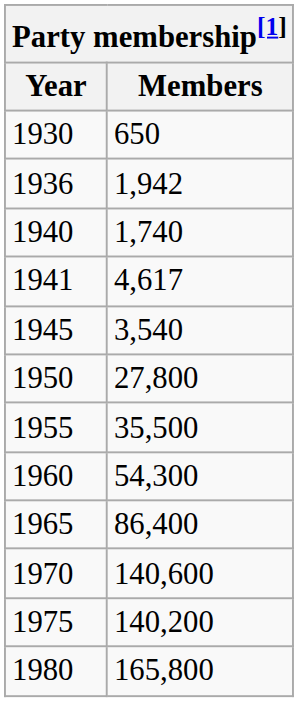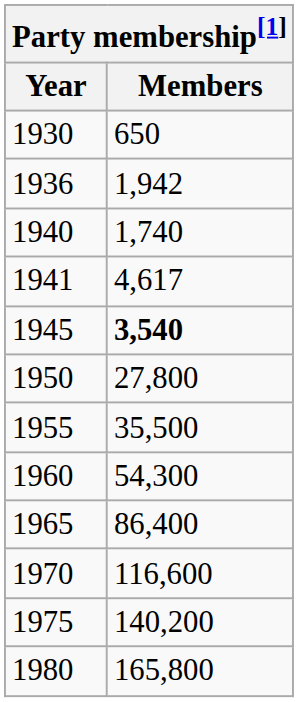(149, 329) normal -> (149, 329) bold
(164, 573) 140,600 -> (163, 573) 116,600
